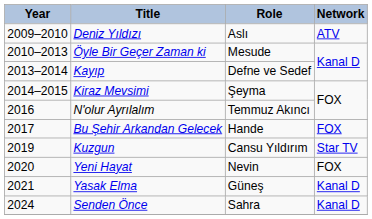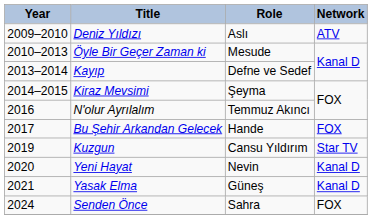(329, 167) FOX -> (338, 167) Kanal D
(338, 205) Kanal D -> (329, 205) FOX
